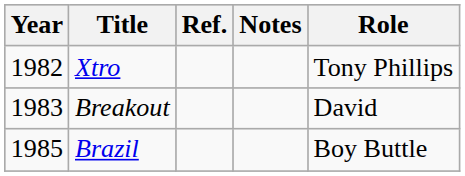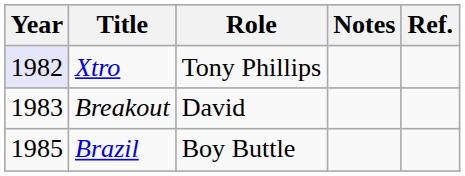columns swapped: (383, 25) <-> (204, 25)
(37, 66) no background -> (37, 66) lavender background
